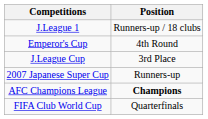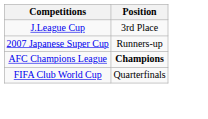- row: (58, 28)
- row: (58, 43)
